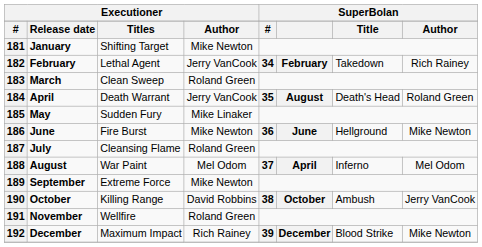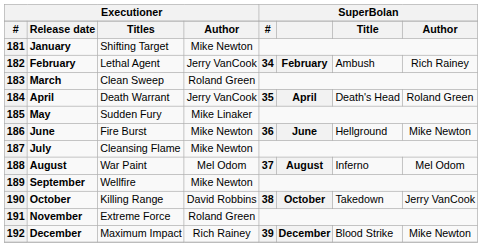(360, 64) Takedown -> (355, 64) Ambush
(305, 98) August -> (305, 98) April
(222, 149) Roland Green -> (222, 149) Mike Newton
(305, 166) April -> (305, 166) August
(135, 183) Extreme Force -> (118, 183) Wellfire
(355, 200) Ambush -> (360, 200) Takedown
(118, 217) Wellfire -> (135, 217) Extreme Force
